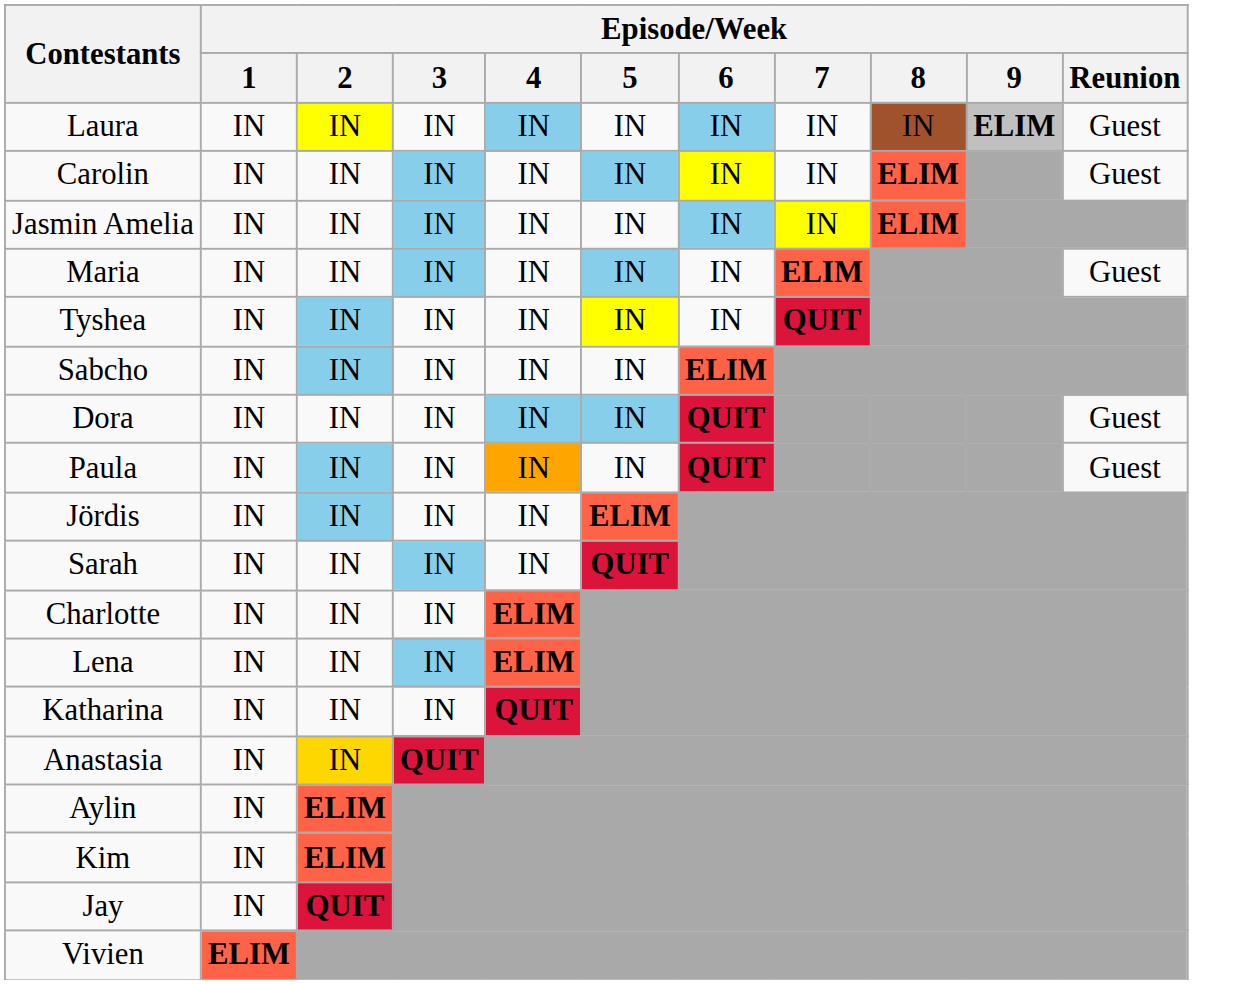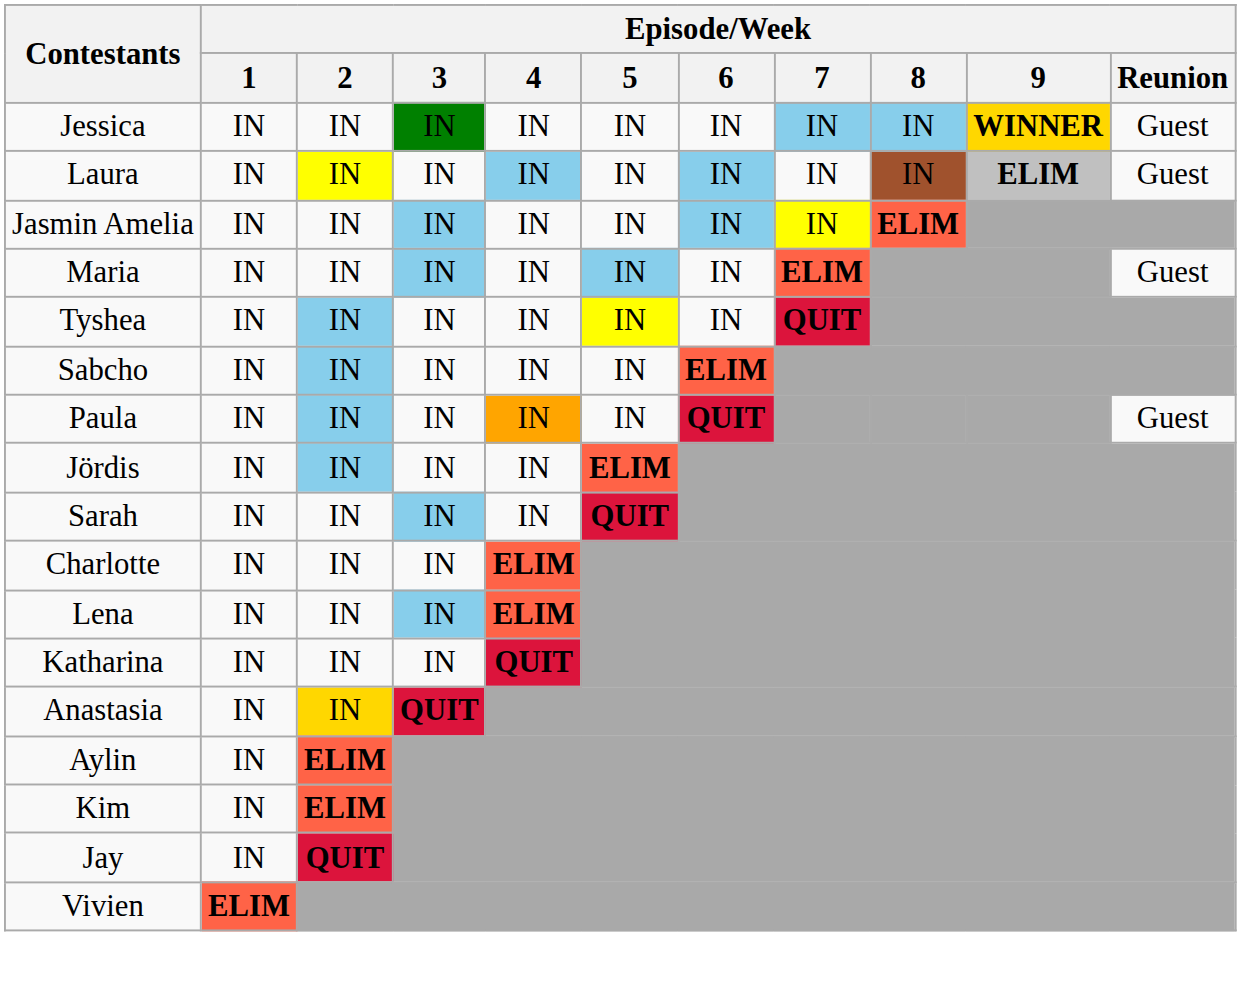+ row: (103, 126)
- row: (103, 175)
- row: (103, 418)
